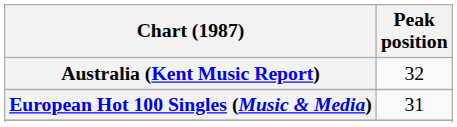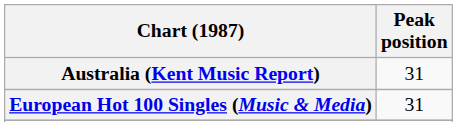(414, 73) 32 -> (414, 73) 31
